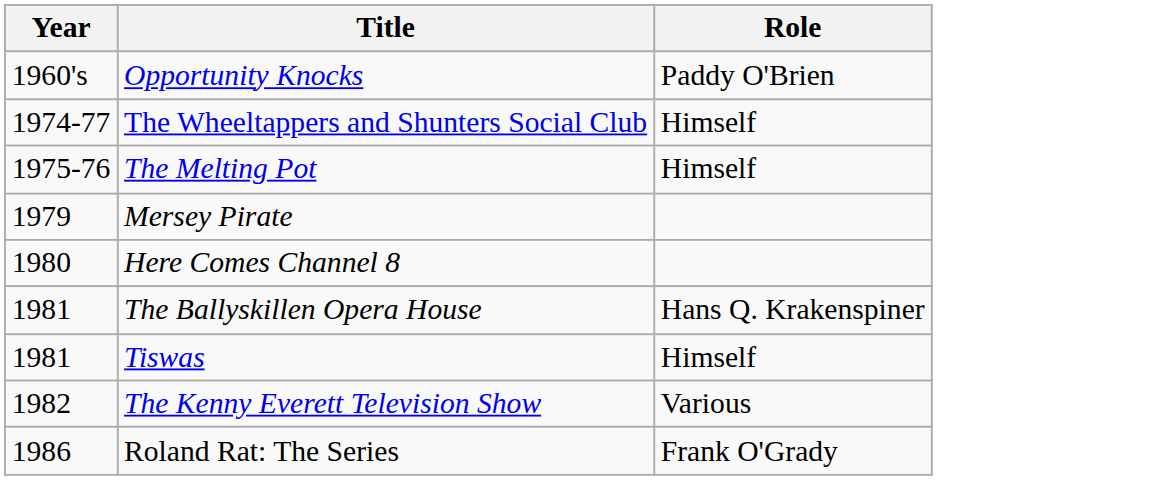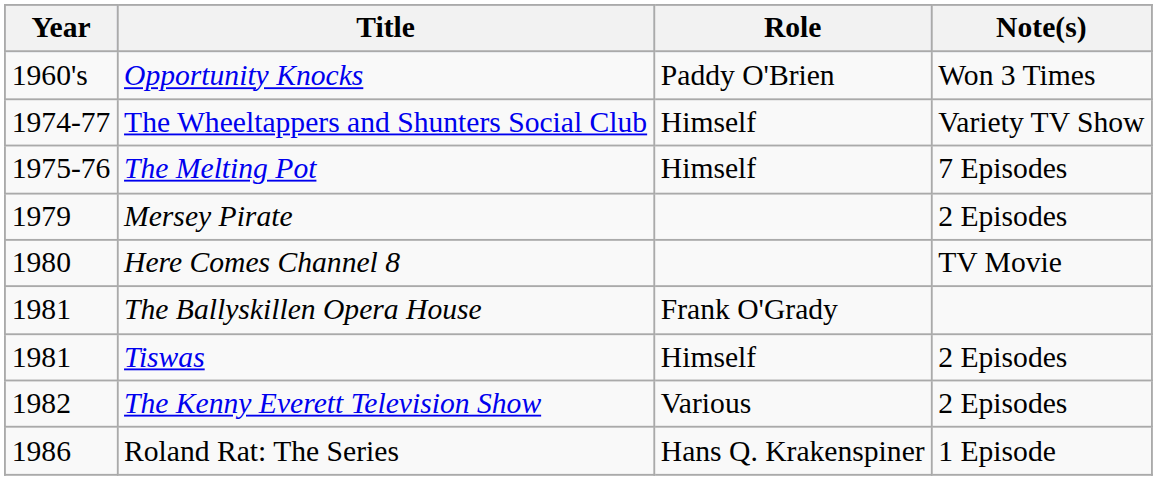+ column: (1041, 27)
(793, 309) Hans Q. Krakenspiner -> (749, 309) Frank O'Grady
(749, 450) Frank O'Grady -> (793, 450) Hans Q. Krakenspiner
